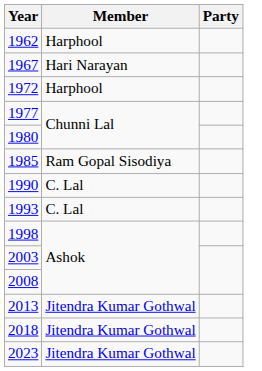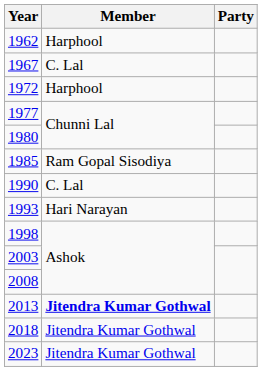(87, 64) Hari Narayan -> (64, 64) C. Lal
(64, 209) C. Lal -> (87, 209) Hari Narayan
(121, 305) normal -> (128, 305) bold
